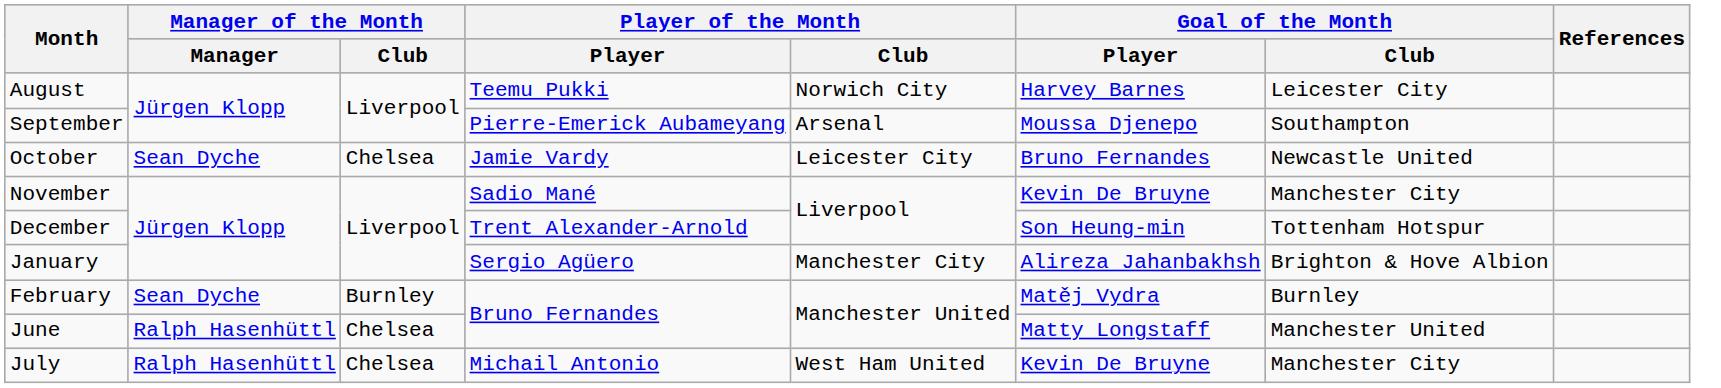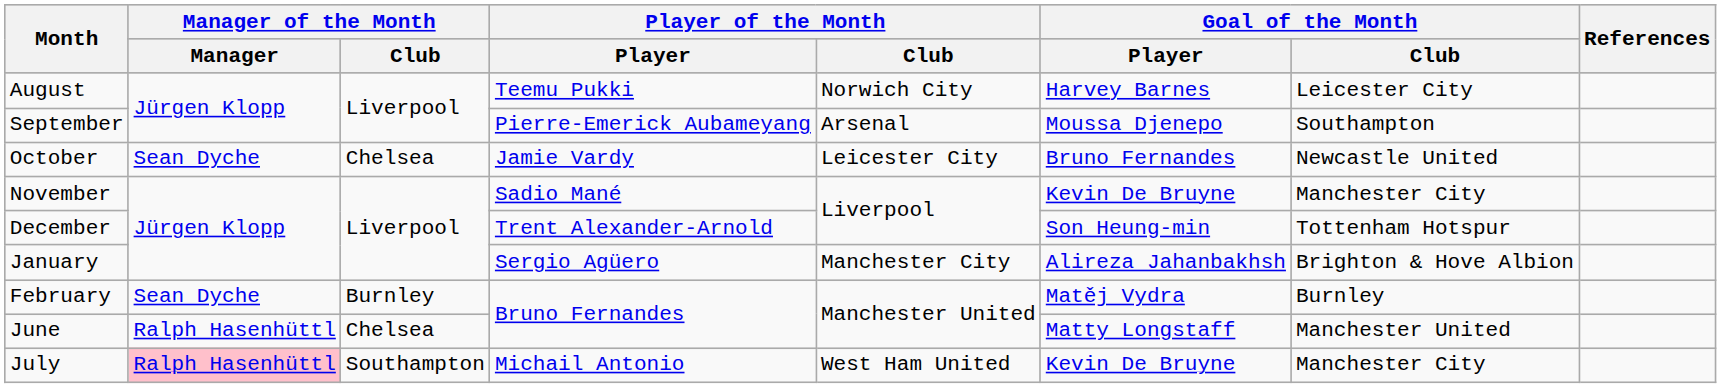(235, 365) no background -> (235, 365) pink background
(390, 365) Chelsea -> (415, 365) Southampton
